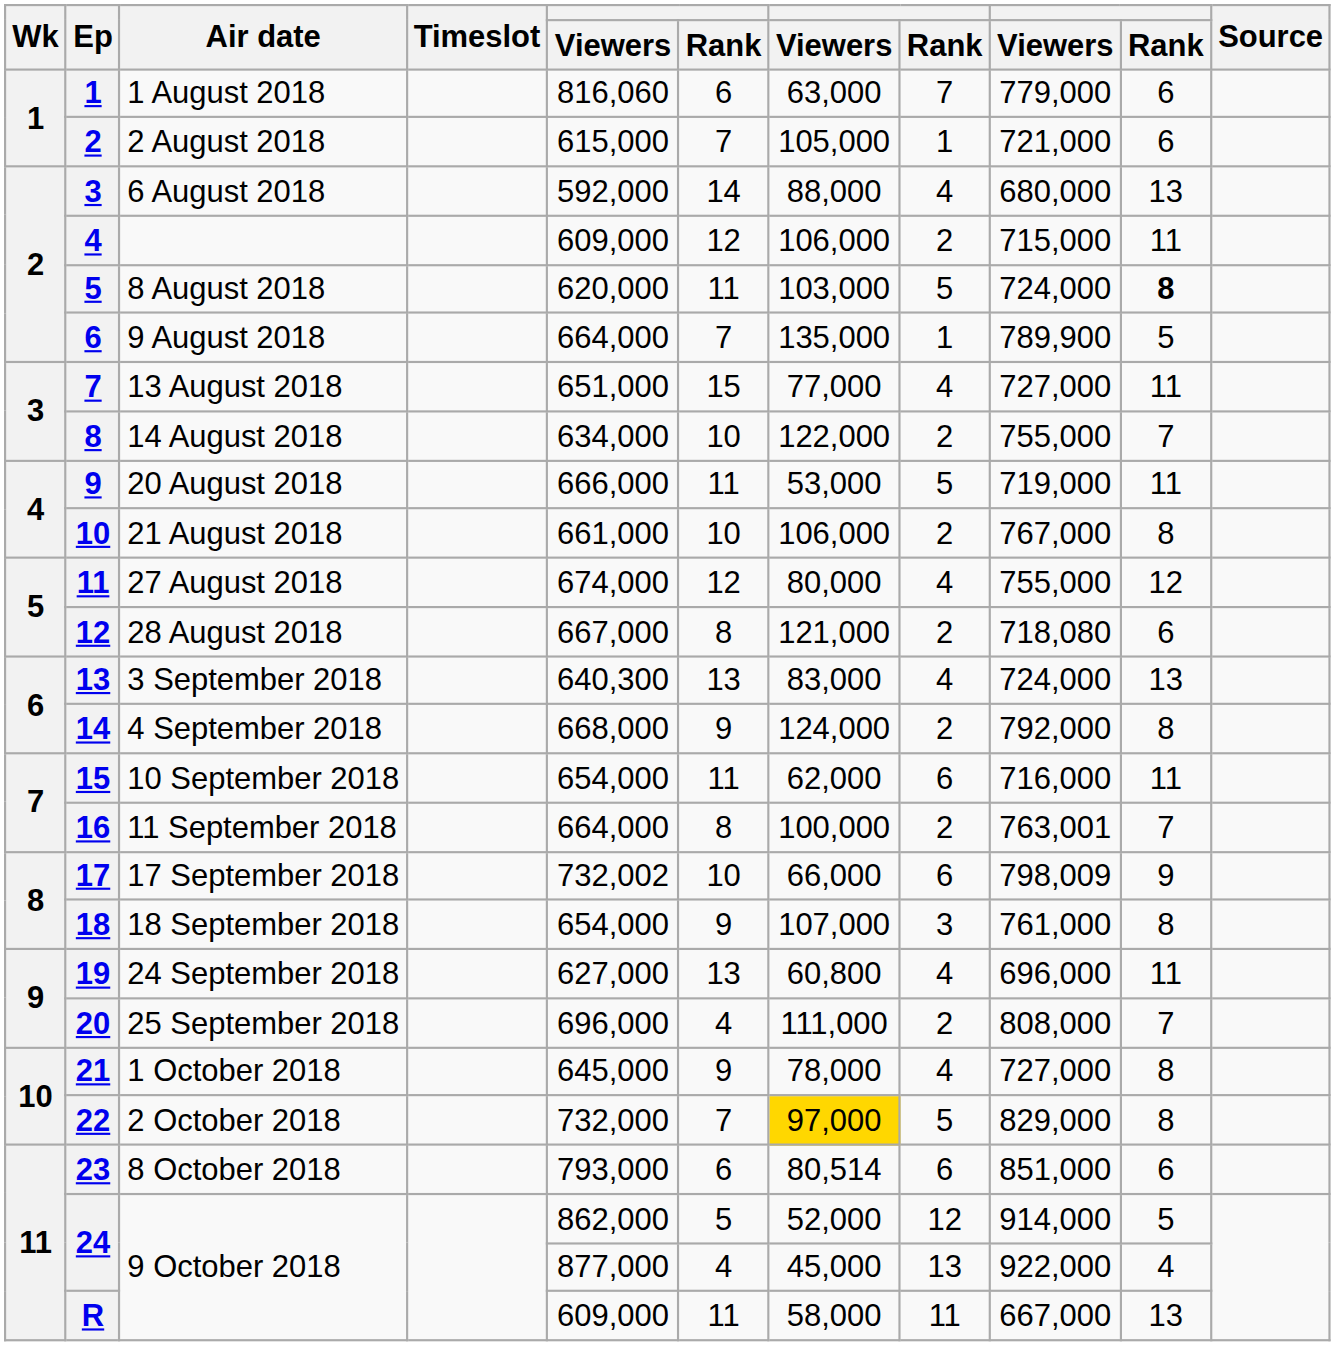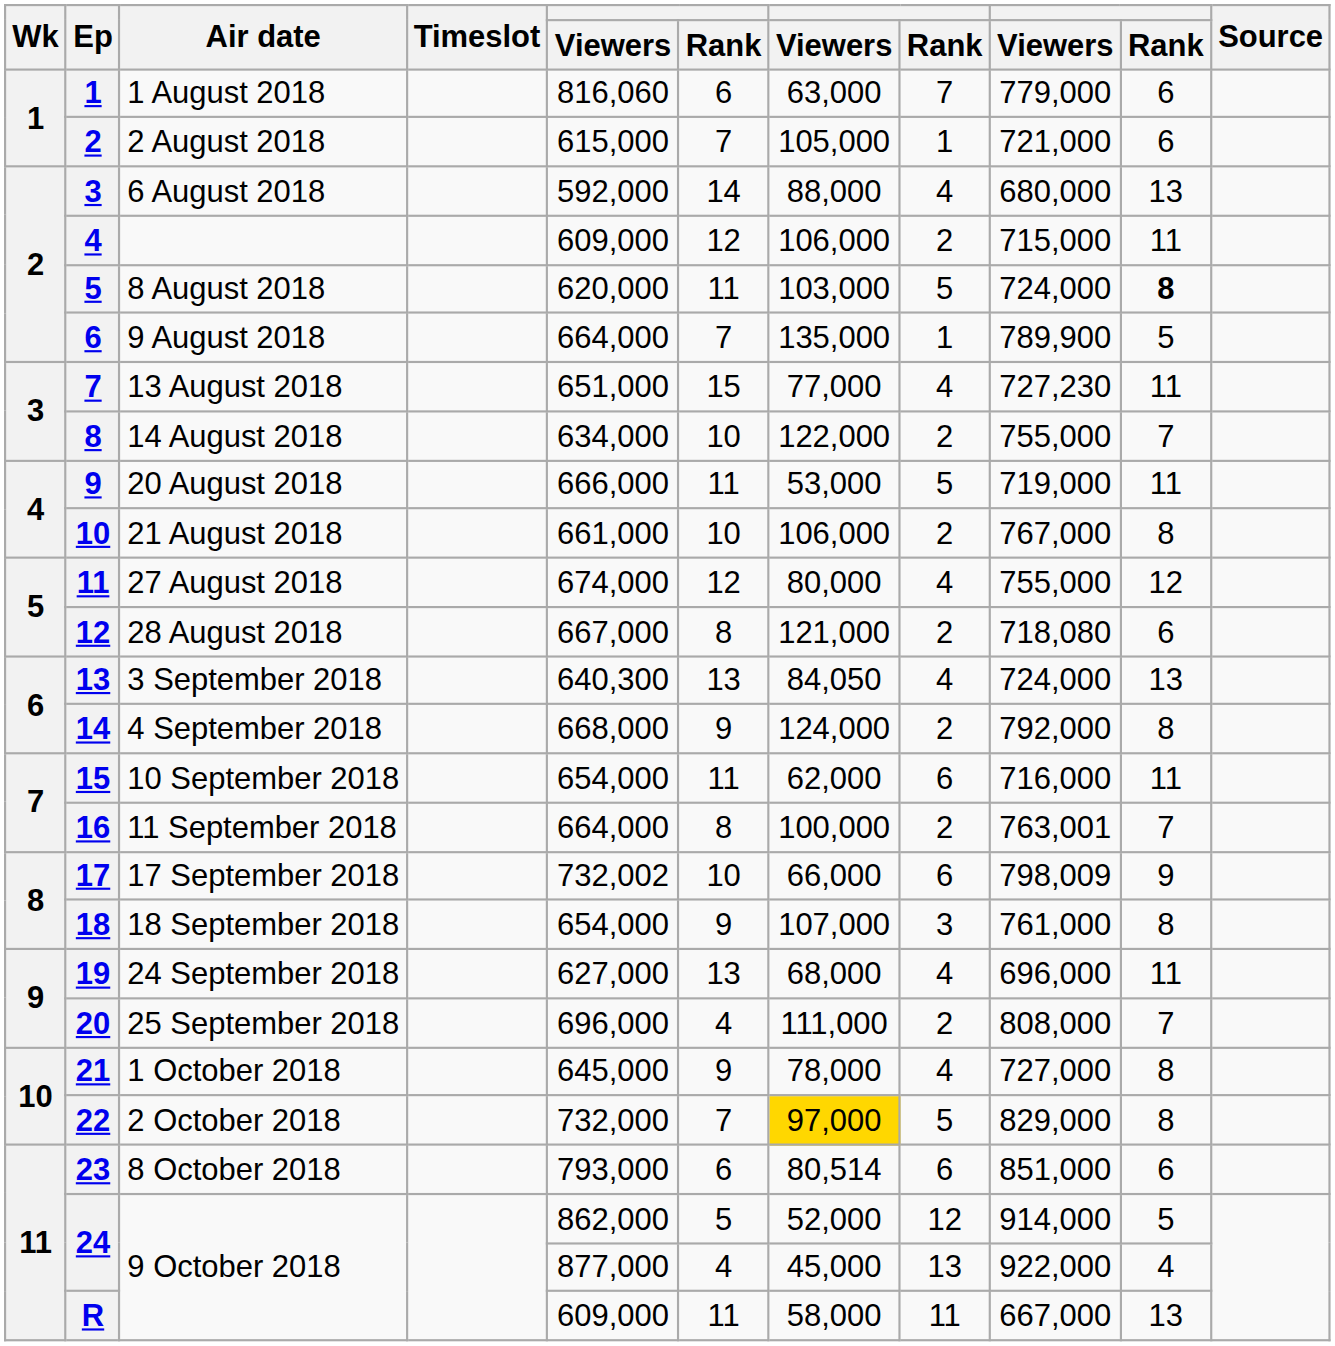(1055, 387) 727,000 -> (1055, 387) 727,230
(834, 680) 83,000 -> (834, 680) 84,050
(834, 974) 60,800 -> (834, 974) 68,000
